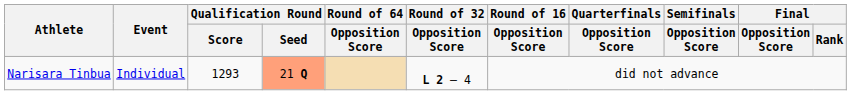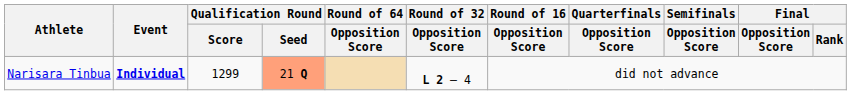(151, 73) normal -> (151, 73) bold
(225, 73) 1293 -> (225, 73) 1299
